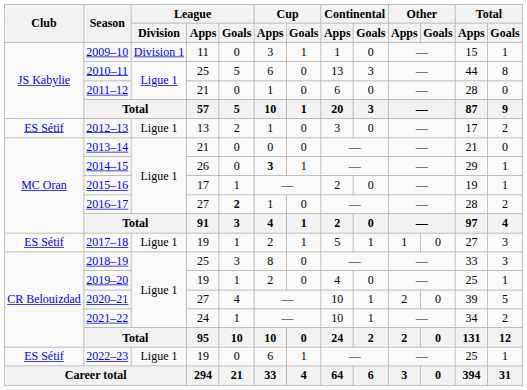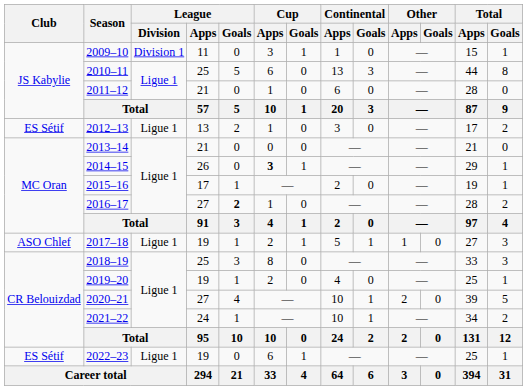(44, 242) ES Sétif -> (44, 242) ASO Chlef
